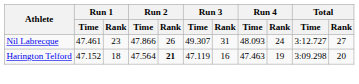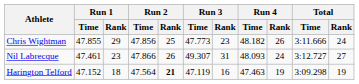+ row: (36, 42)
(341, 57) 20 -> (341, 72) 19
